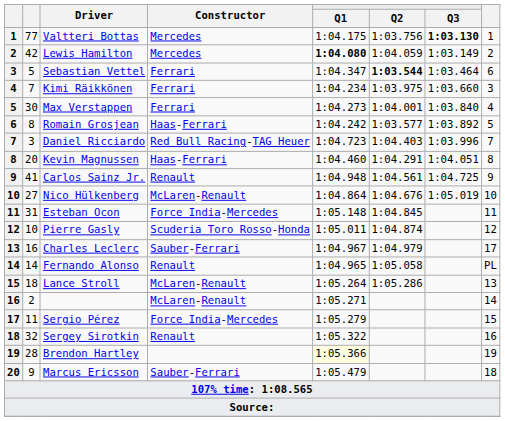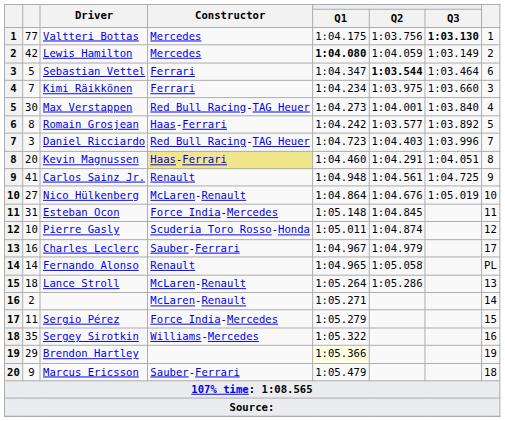(173, 107) Ferrari -> (230, 107) Red Bull Racing-TAG Heuer
(189, 160) no background -> (189, 160) khaki background
(31, 337) 32 -> (31, 337) 35
(173, 337) Renault -> (205, 337) Williams-Mercedes
(31, 354) 28 -> (31, 354) 29
